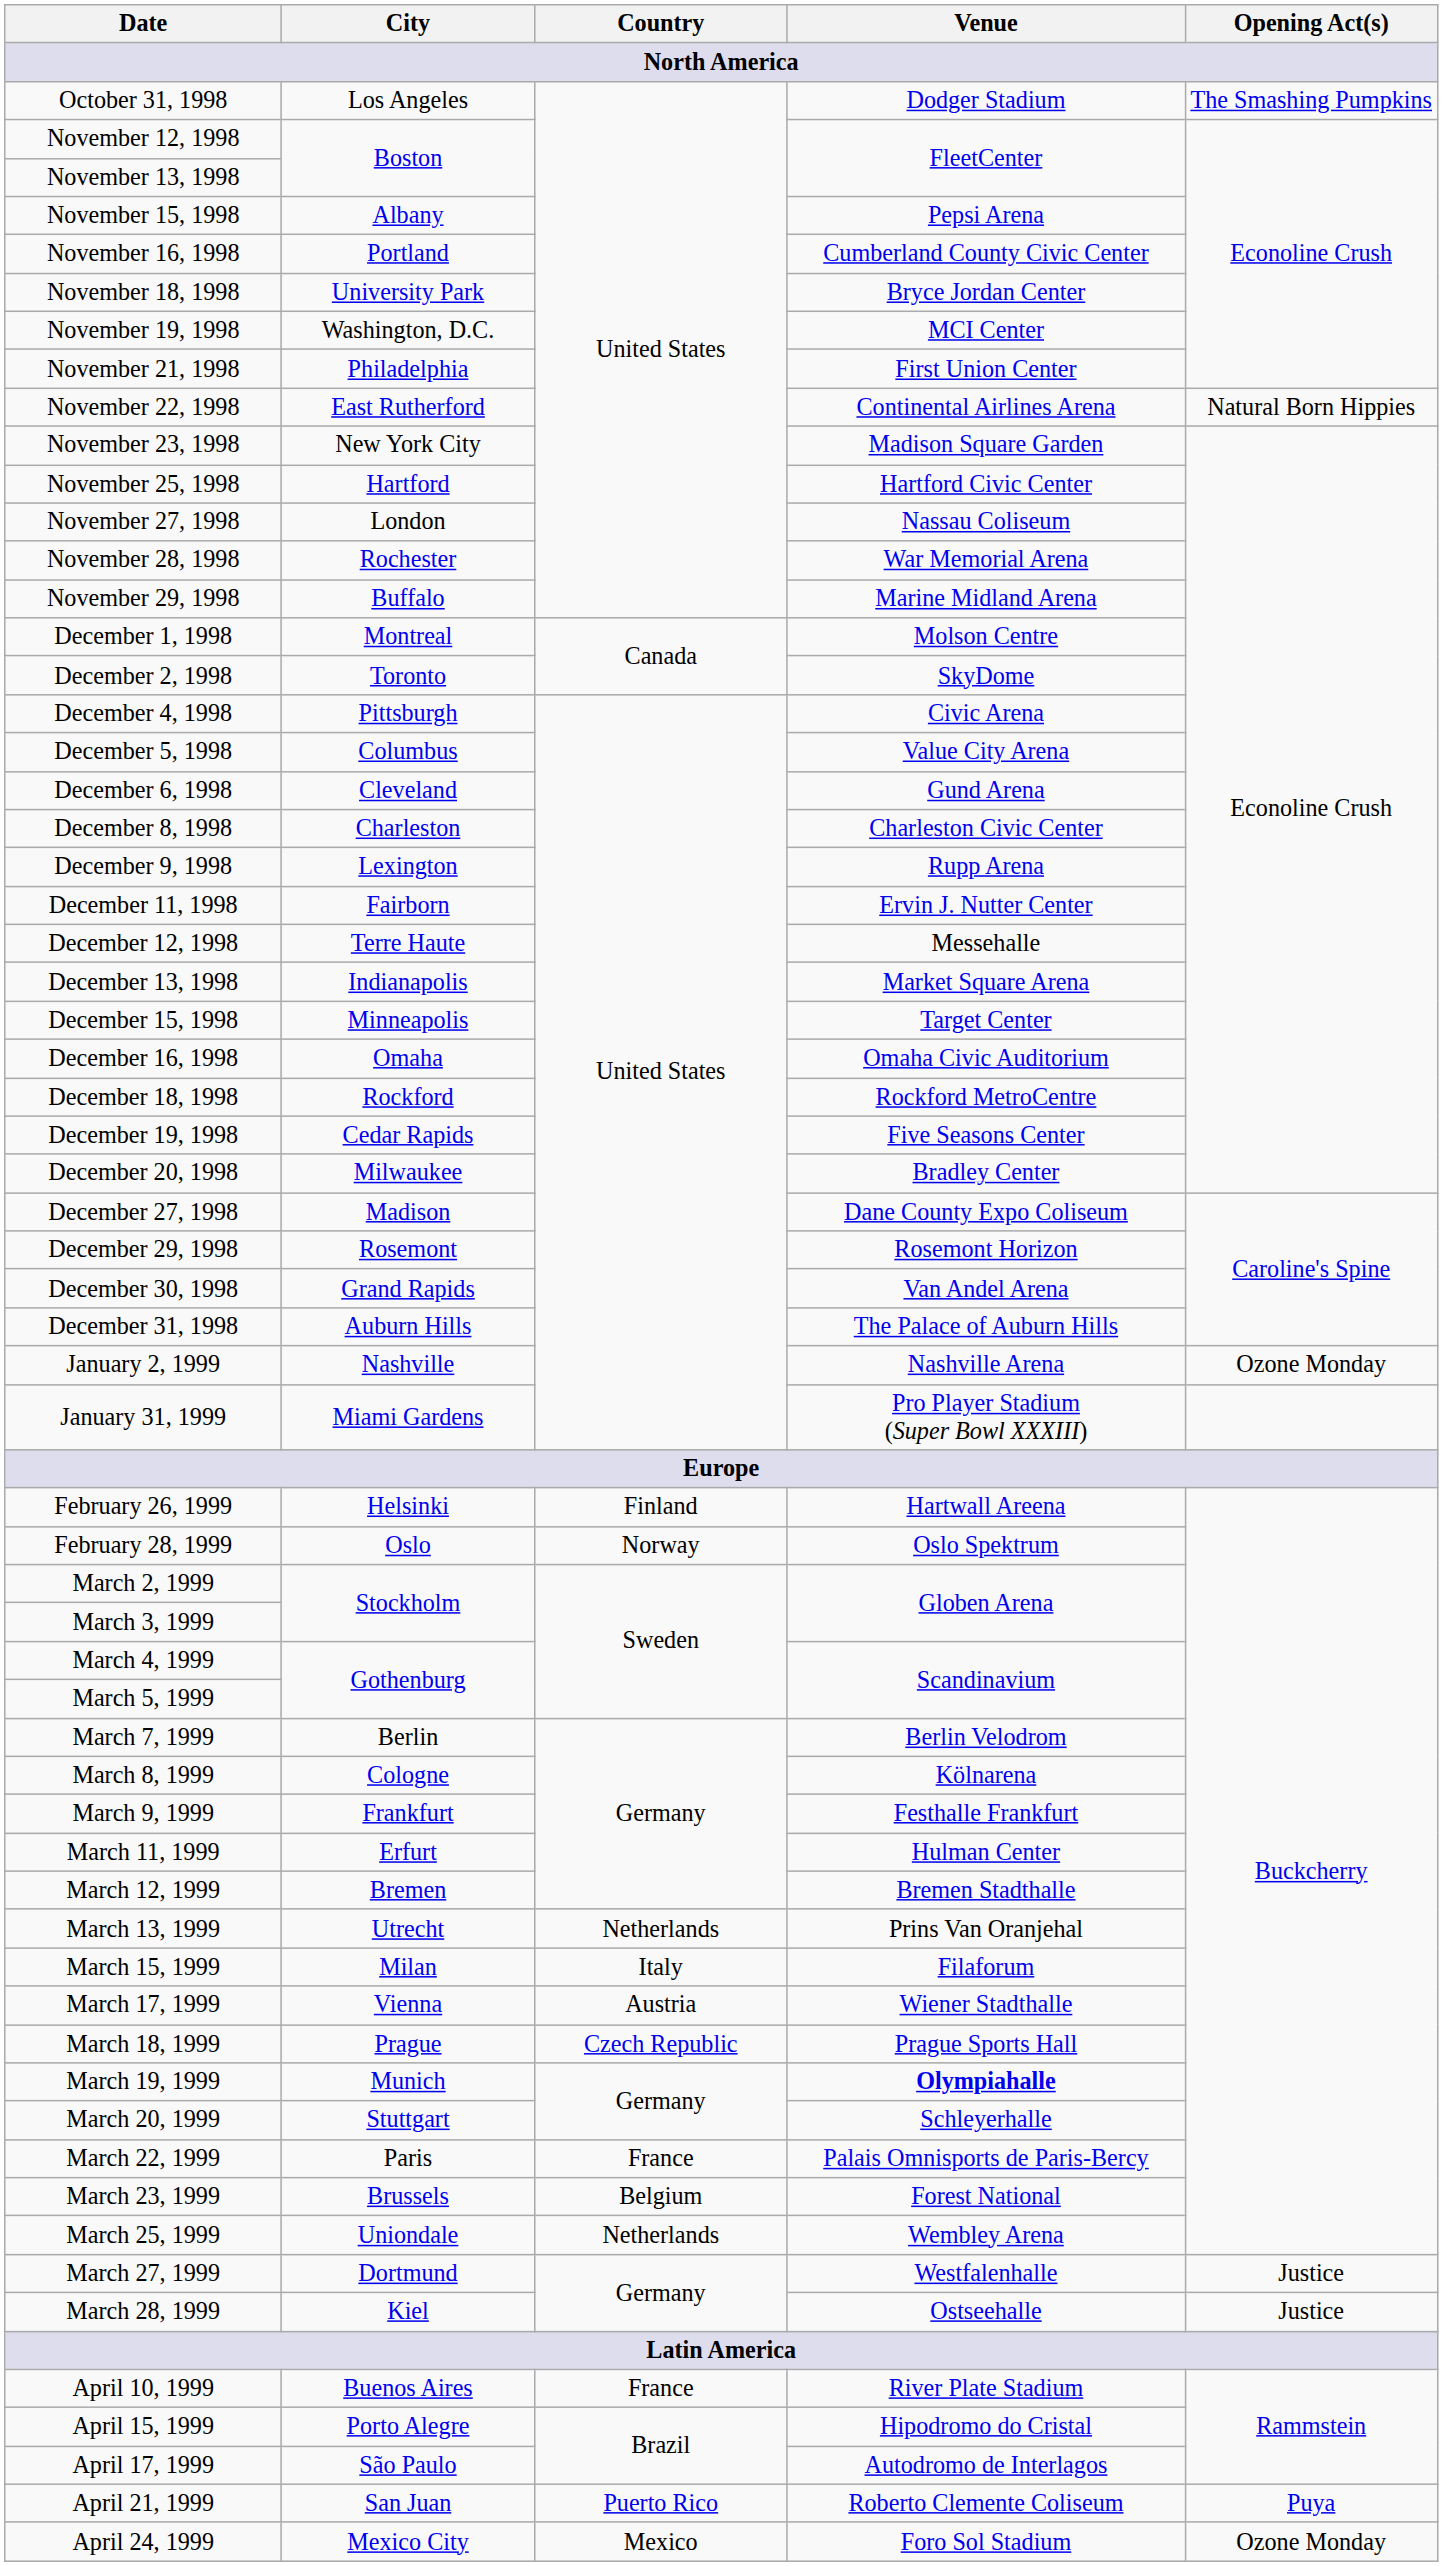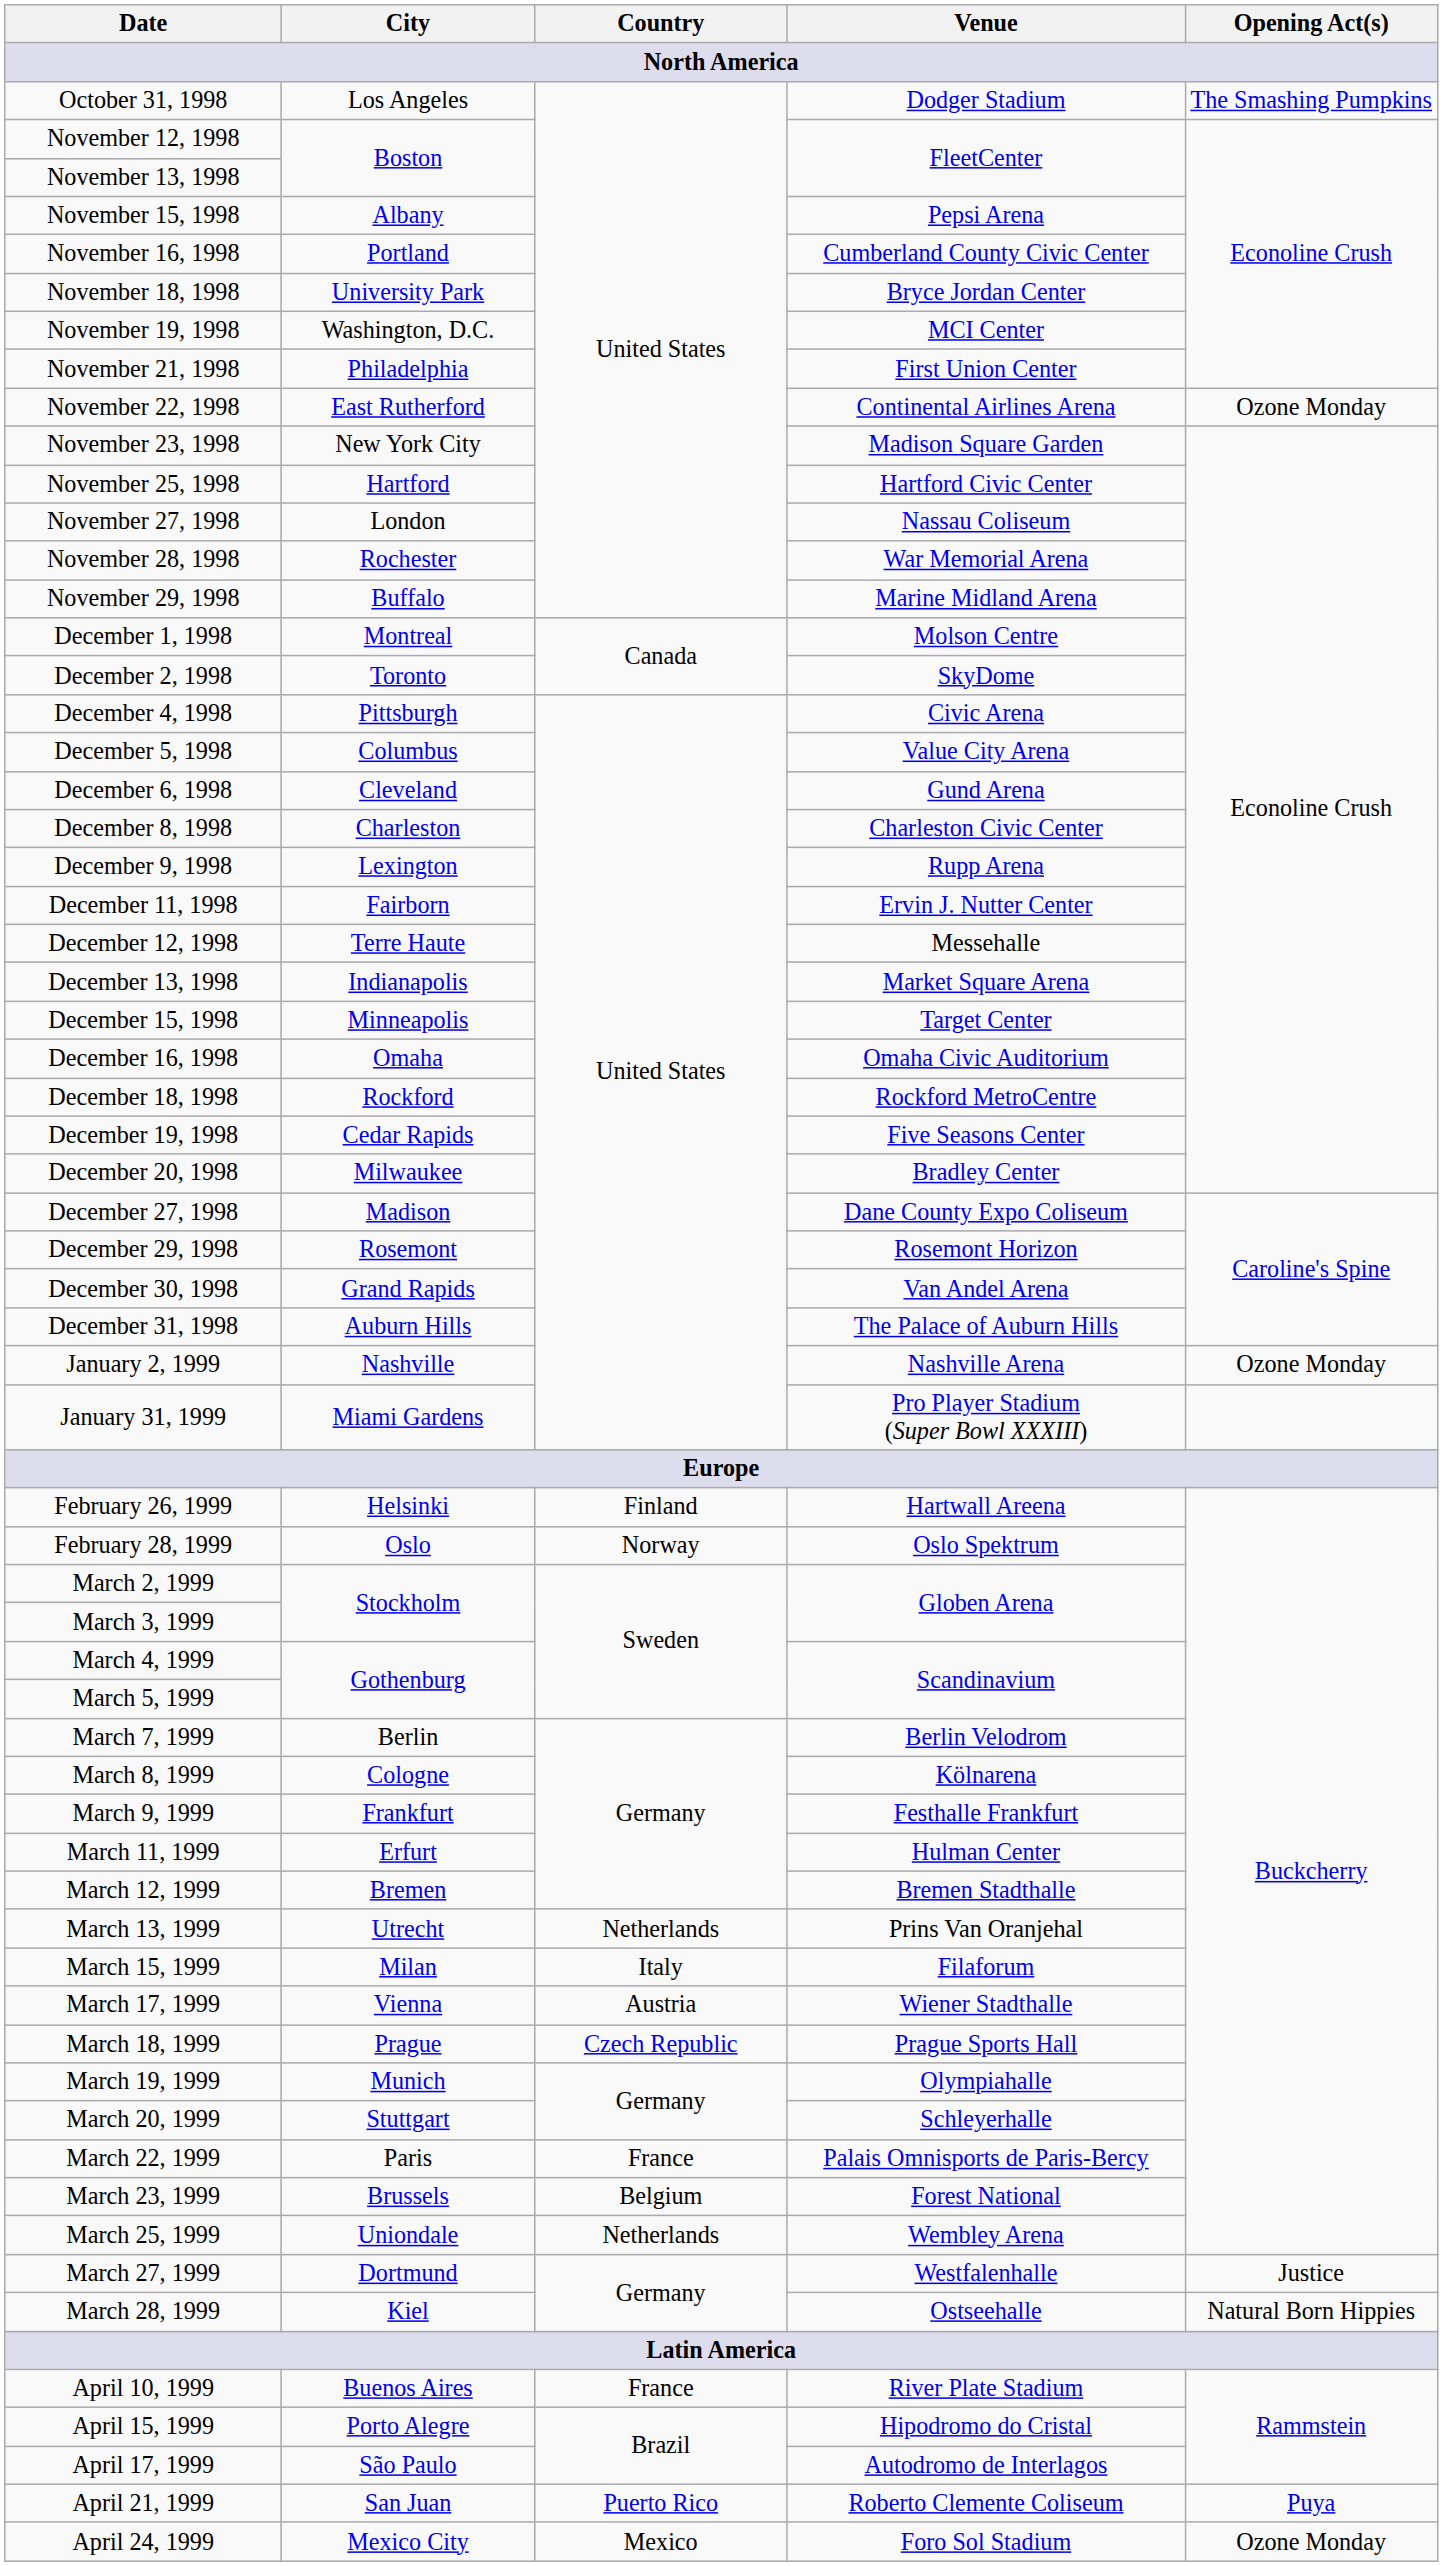(1311, 406) Natural Born Hippies -> (1311, 406) Ozone Monday
(986, 2081) bold -> (986, 2081) normal
(1311, 2311) Justice -> (1311, 2311) Natural Born Hippies
